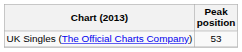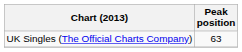(216, 39) 53 -> (216, 39) 63
